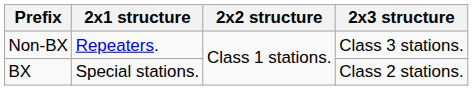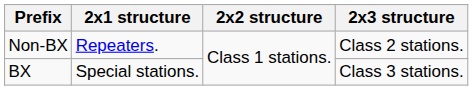(401, 44) Class 3 stations. -> (401, 44) Class 2 stations.
(401, 71) Class 2 stations. -> (401, 71) Class 3 stations.
